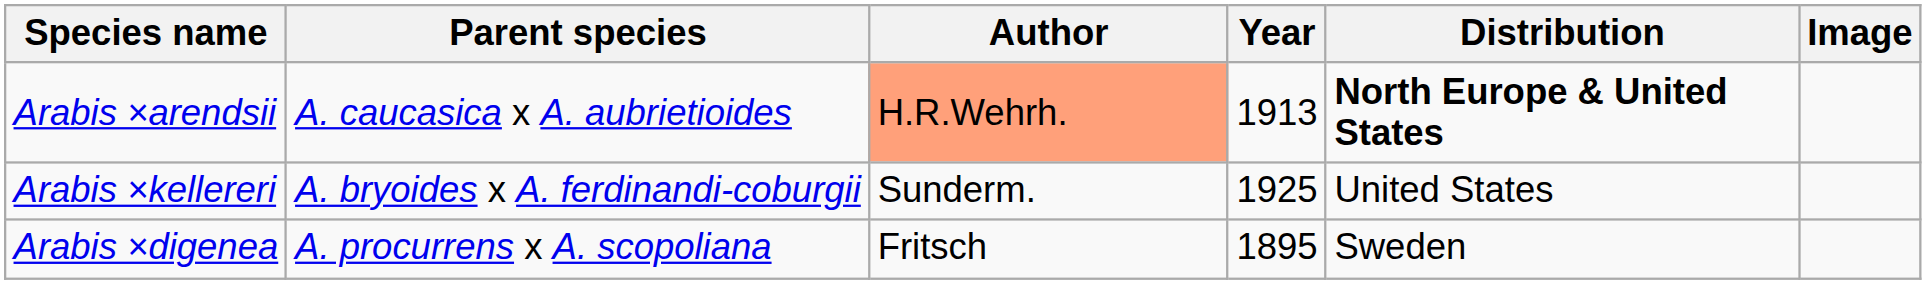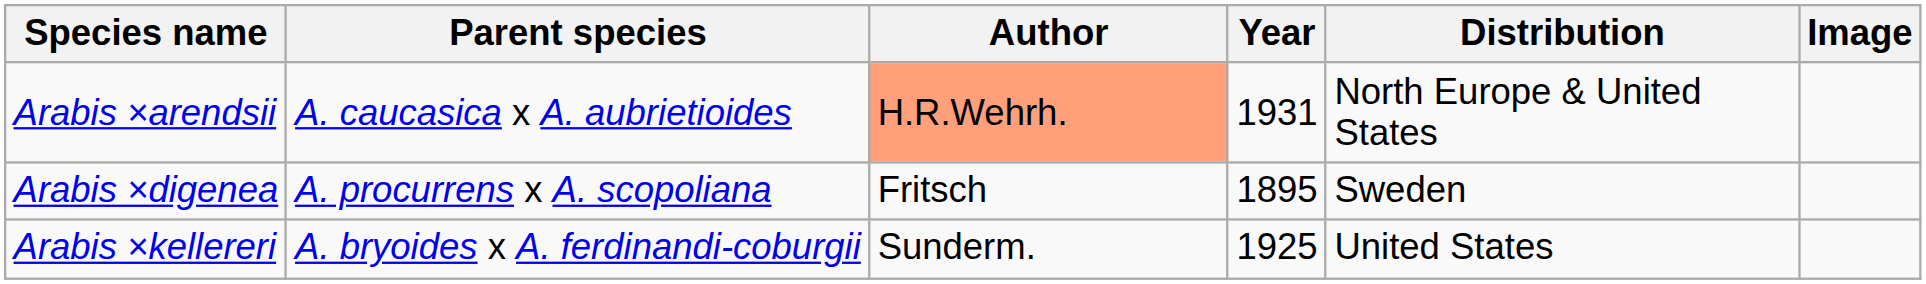(1277, 111) 1913 -> (1277, 111) 1931
(1531, 111) bold -> (1518, 111) normal
rows swapped: (146, 248) <-> (145, 190)
